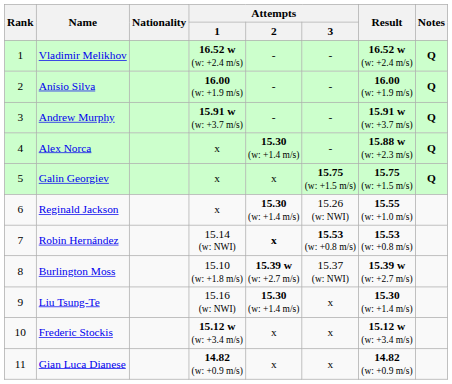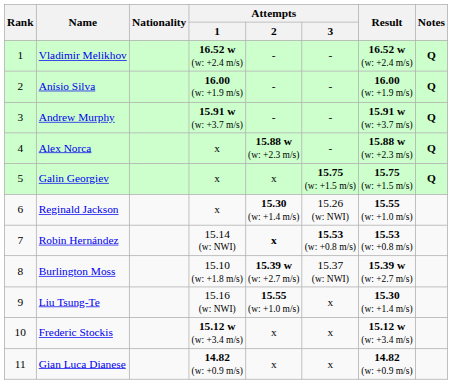(274, 148) 15.30 (w: +1.4 m/s) -> (274, 148) 15.88 w (w: +2.3 m/s)
(274, 302) 15.30 (w: +1.4 m/s) -> (274, 302) 15.55 (w: +1.0 m/s)
